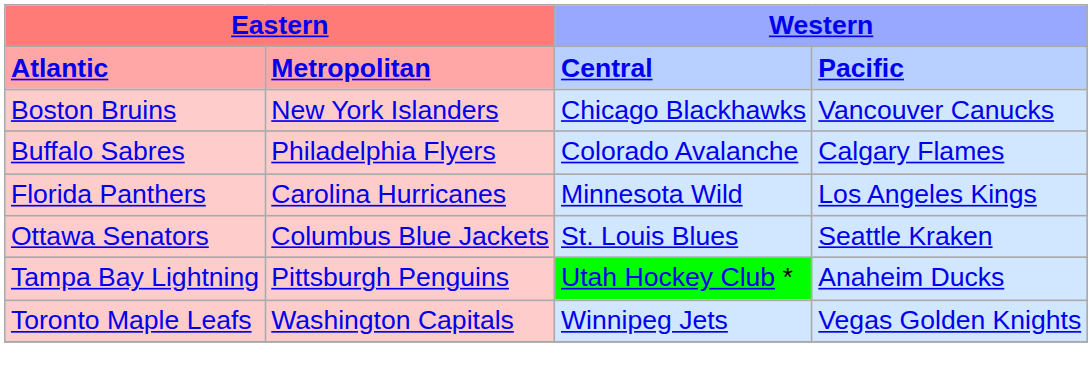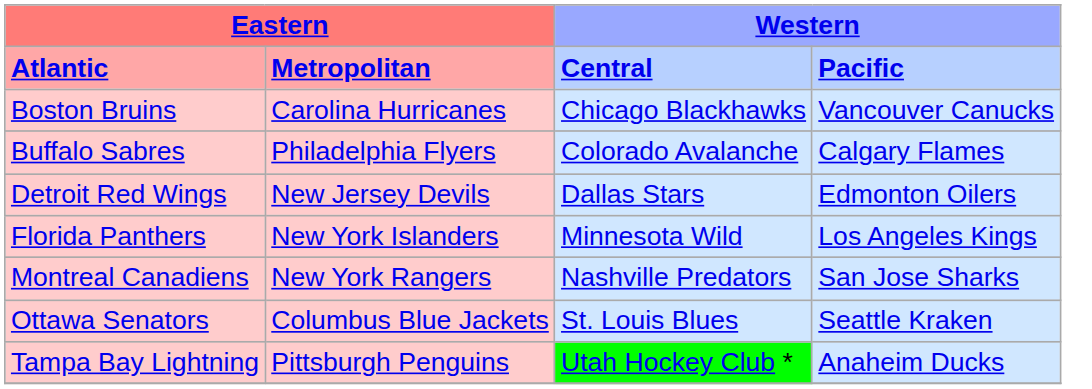(385, 109) New York Islanders -> (389, 109) Carolina Hurricanes
+ row: (119, 194)
(389, 194) Carolina Hurricanes -> (385, 236) New York Islanders
+ row: (130, 278)
- row: (131, 320)
